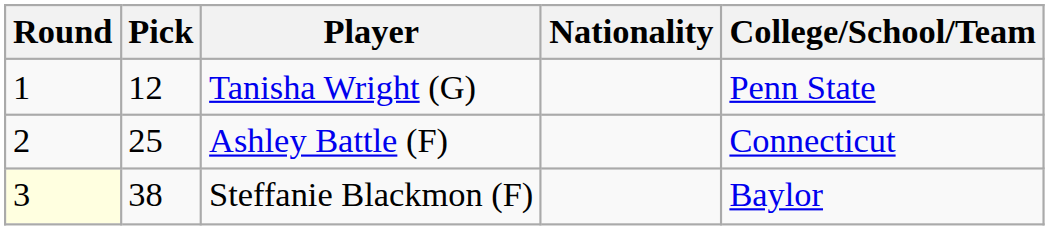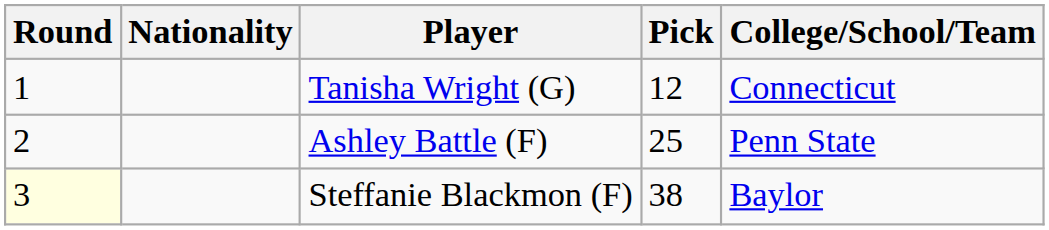columns swapped: (161, 31) <-> (631, 31)
(802, 86) Penn State -> (813, 86) Connecticut
(813, 140) Connecticut -> (802, 140) Penn State
